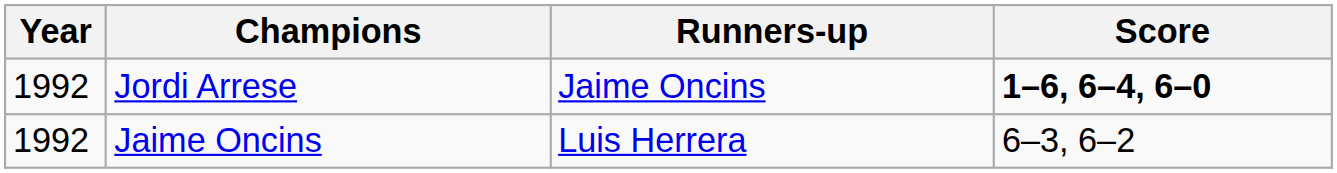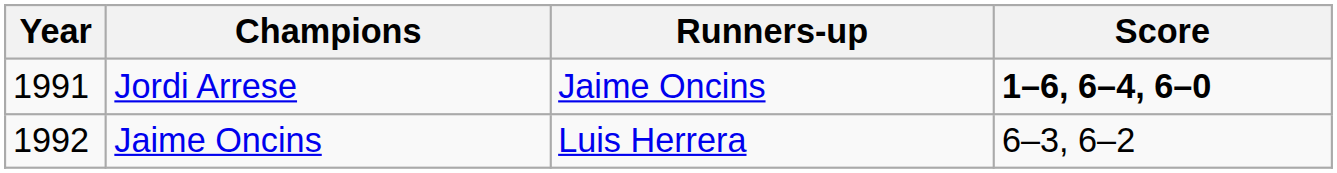(51, 85) 1992 -> (51, 85) 1991
